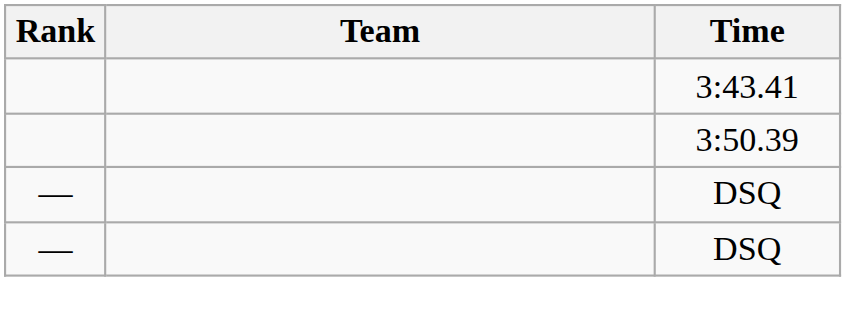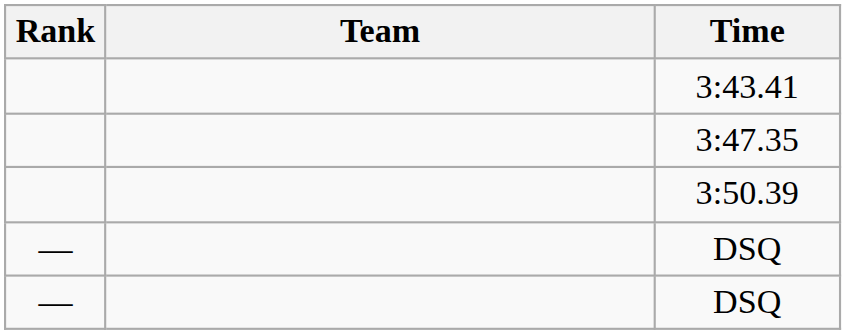+ row: (56, 140)
